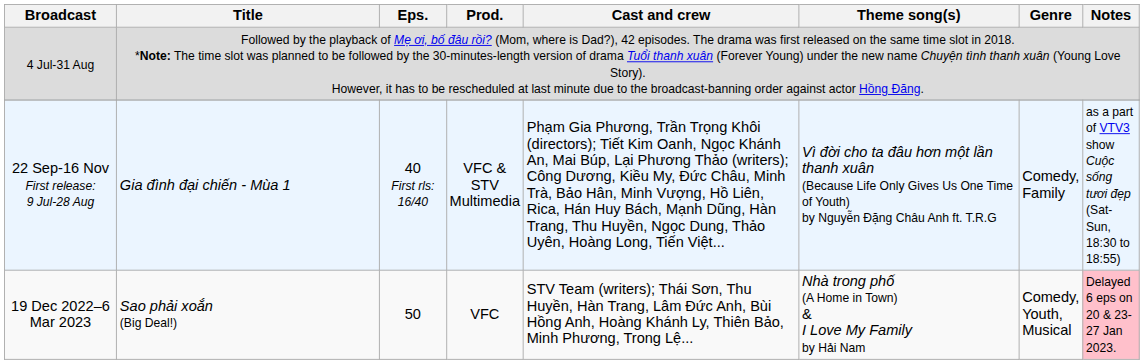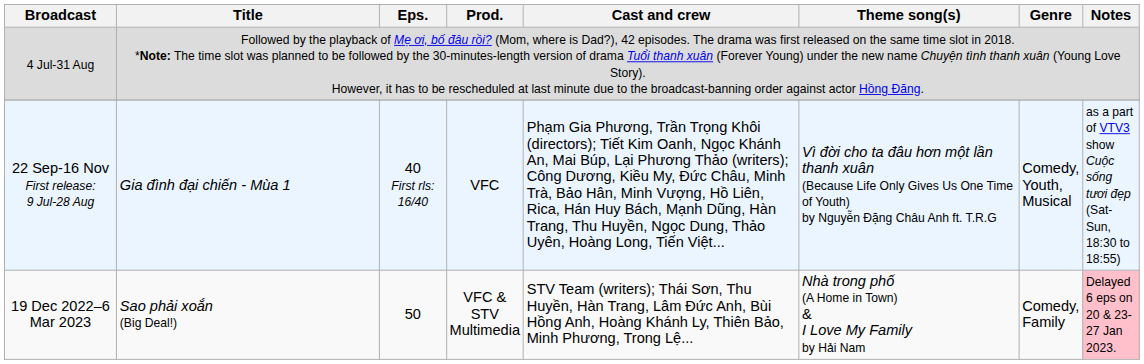(485, 185) VFC & STV Multimedia -> (485, 185) VFC
(1051, 185) Comedy, Family -> (1051, 185) Comedy, Youth, Musical
(485, 314) VFC -> (485, 314) VFC & STV Multimedia
(1051, 314) Comedy, Youth, Musical -> (1051, 314) Comedy, Family
